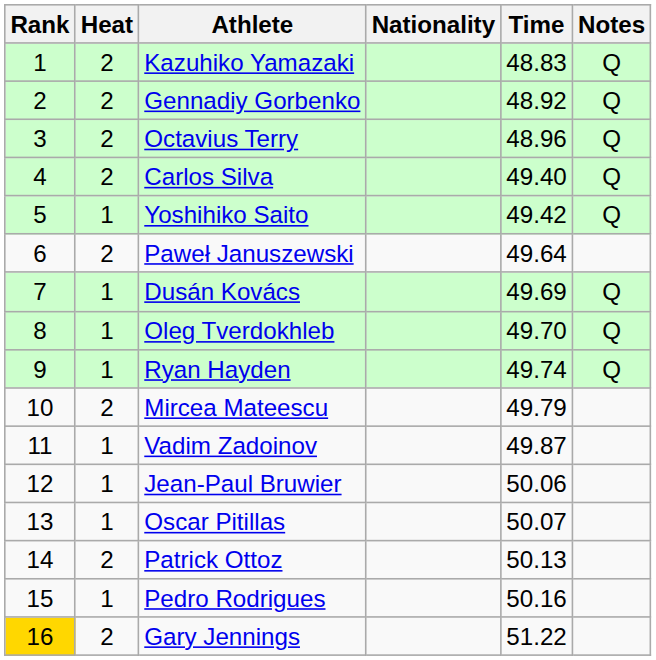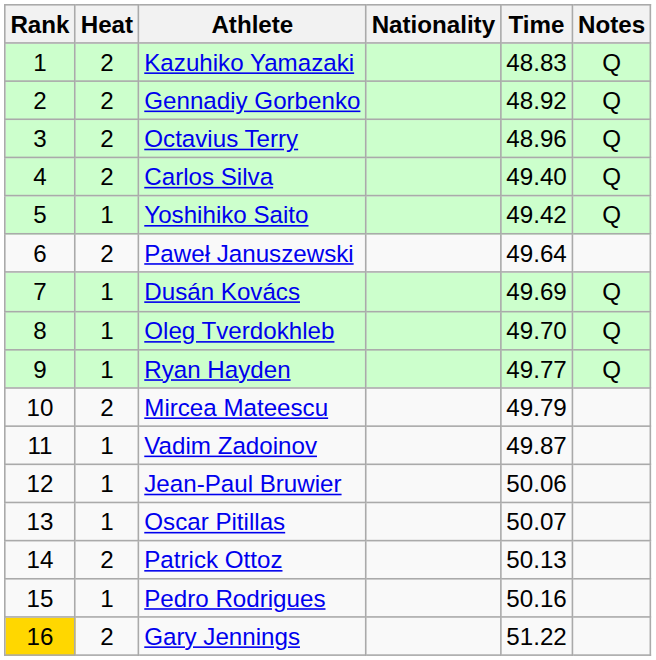(537, 368) 49.74 -> (537, 368) 49.77
